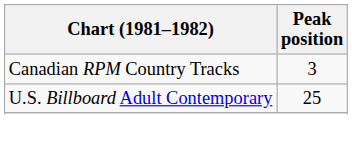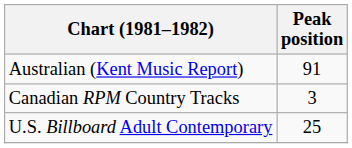+ row: (126, 68)
